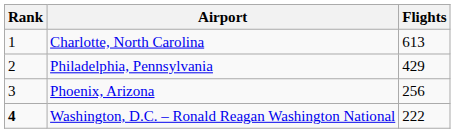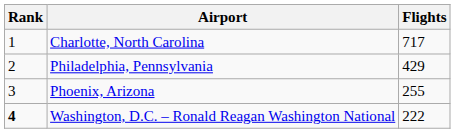(414, 41) 613 -> (414, 41) 717
(414, 91) 256 -> (414, 91) 255
